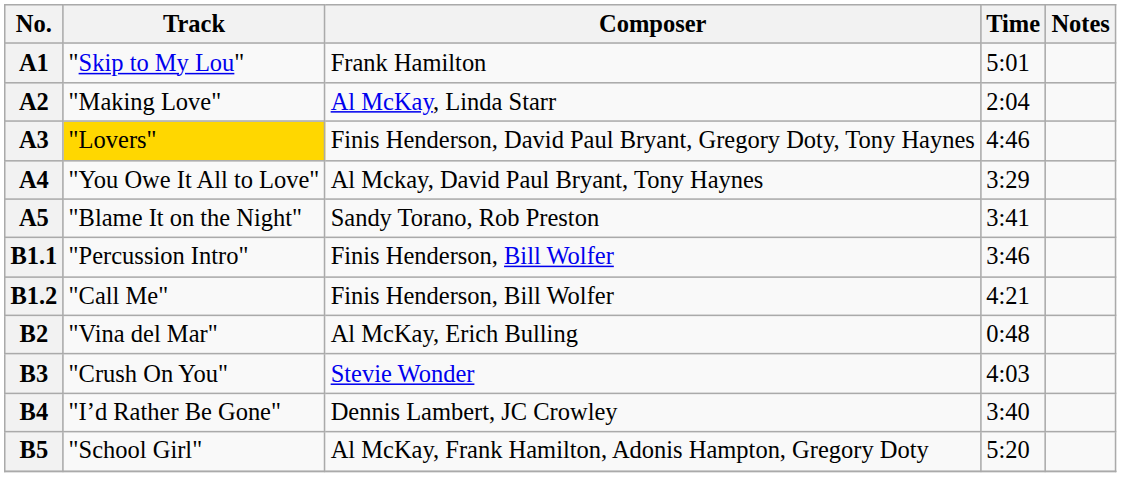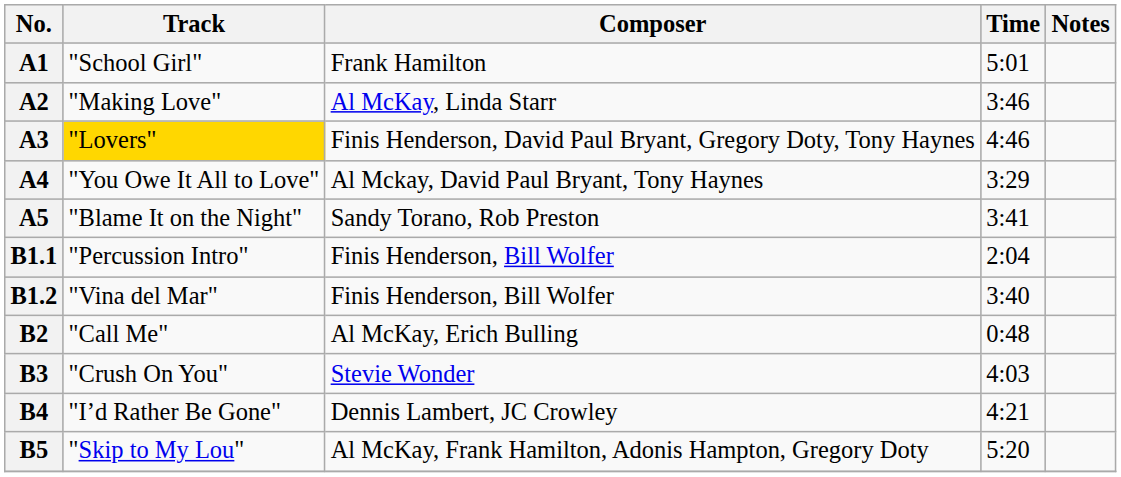(156, 62) "Skip to My Lou" -> (135, 62) "School Girl"
(1008, 101) 2:04 -> (1008, 101) 3:46
(1008, 256) 3:46 -> (1008, 256) 2:04
(118, 295) "Call Me" -> (143, 295) "Vina del Mar"
(1008, 295) 4:21 -> (1008, 295) 3:40
(143, 334) "Vina del Mar" -> (118, 334) "Call Me"
(1008, 412) 3:40 -> (1008, 412) 4:21
(135, 450) "School Girl" -> (156, 450) "Skip to My Lou"
